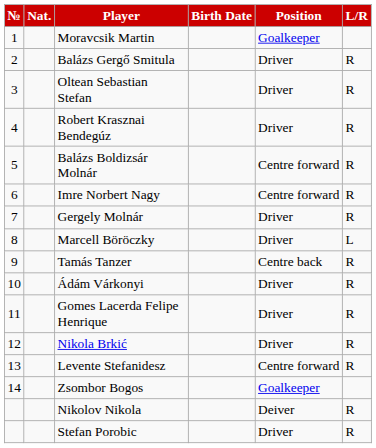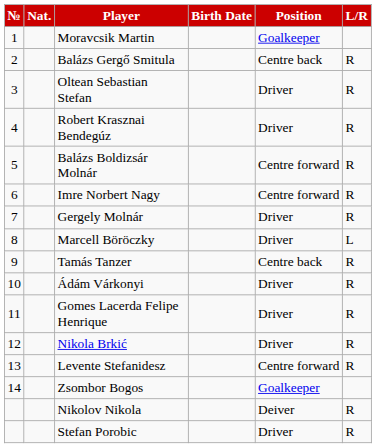(276, 59) Driver -> (290, 59) Centre back
